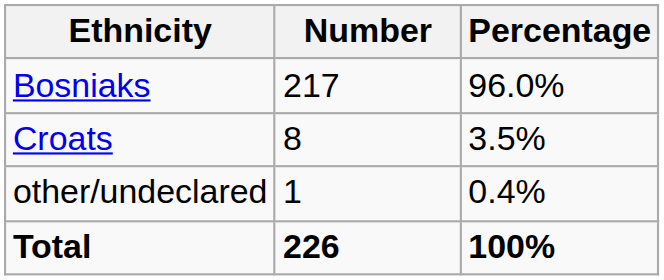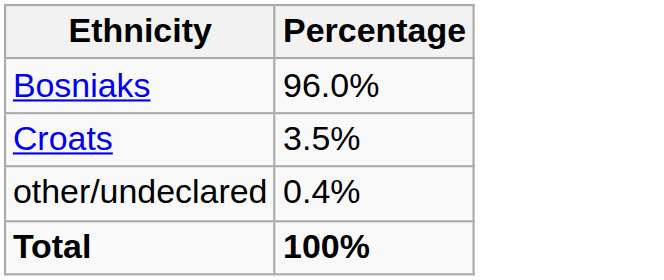- column: (368, 31)
